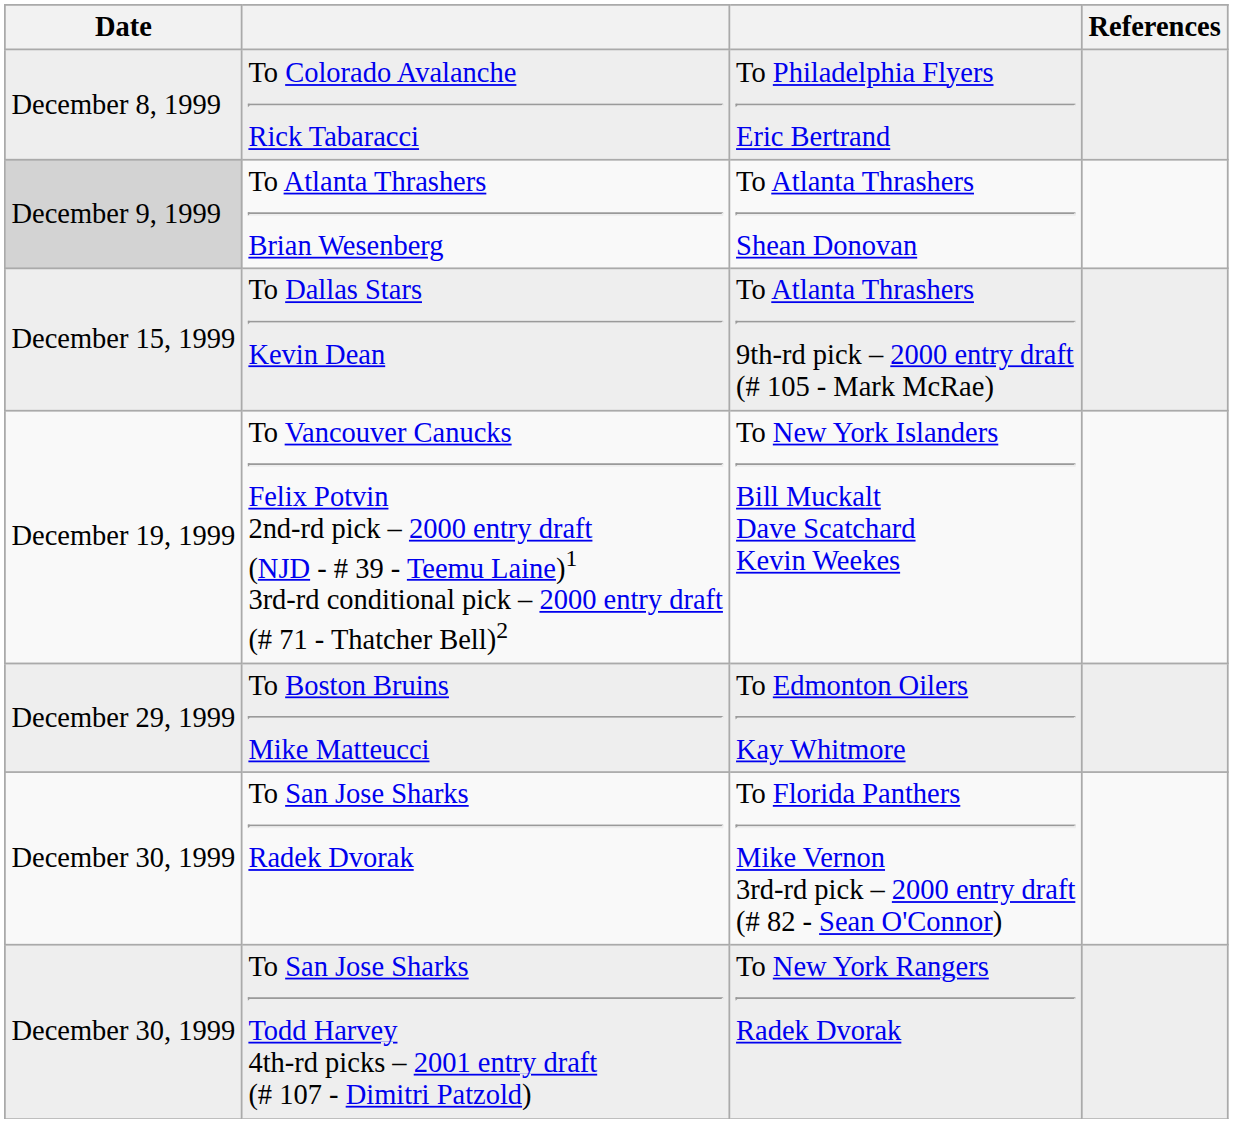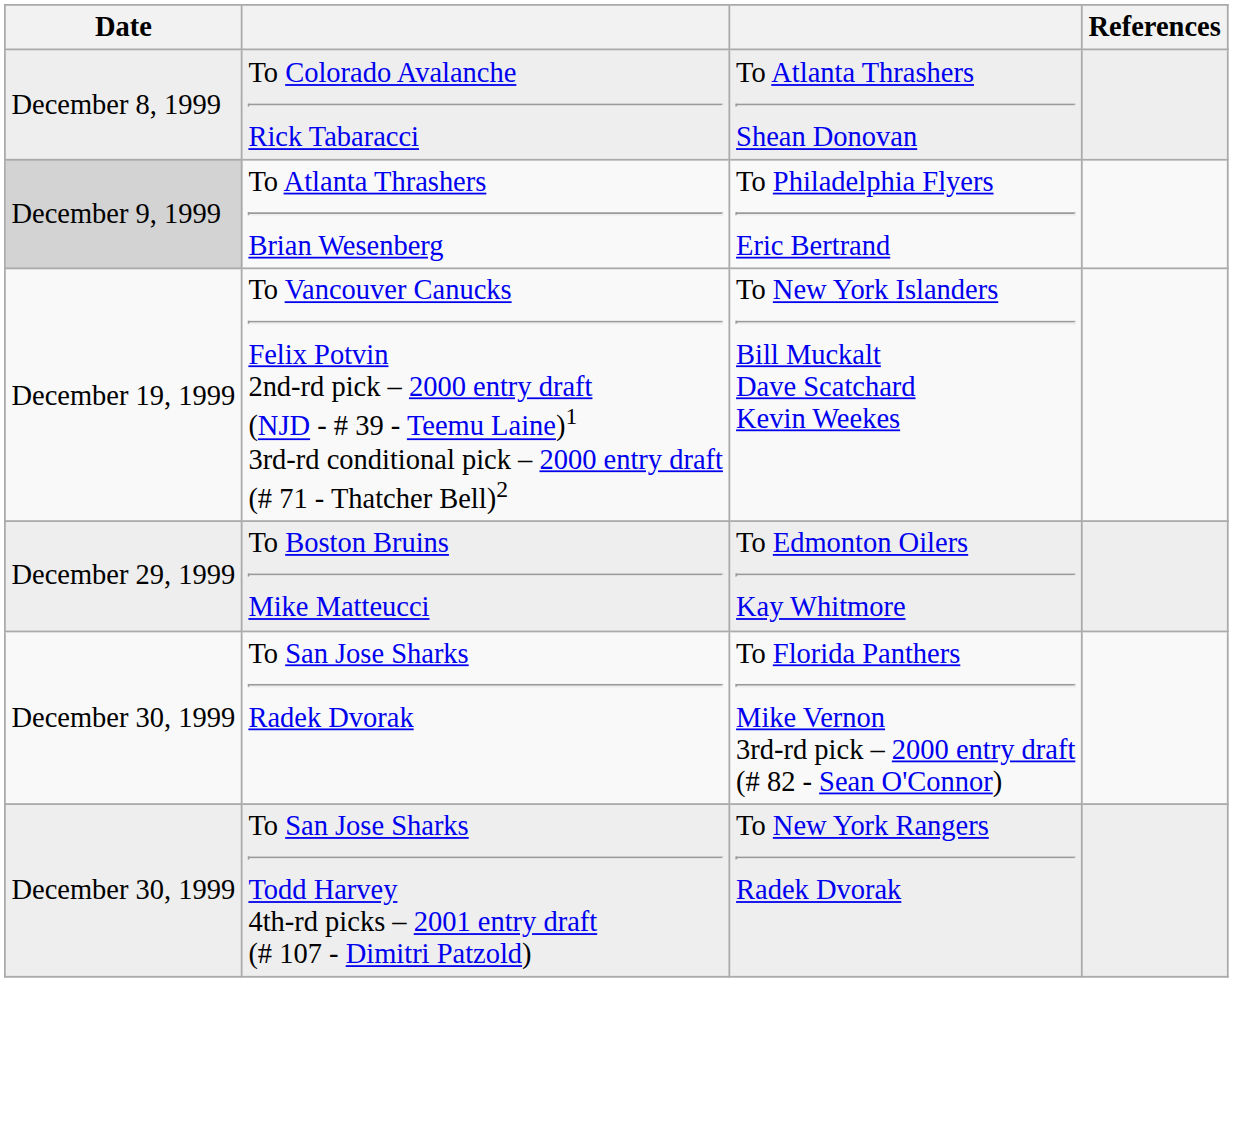(906, 104) To Philadelphia Flyers Eric Bertrand -> (906, 104) To Atlanta Thrashers Shean Donovan
(906, 213) To Atlanta Thrashers Shean Donovan -> (906, 213) To Philadelphia Flyers Eric Bertrand
- row: (486, 322)
